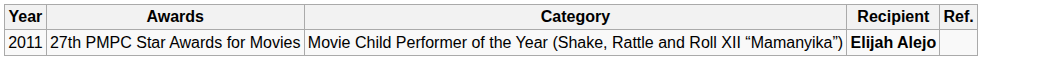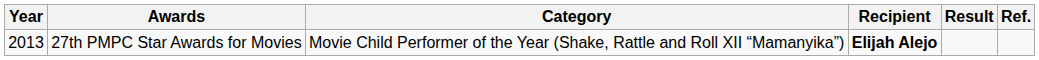+ column: (969, 17)
(25, 42) 2011 -> (26, 42) 2013
